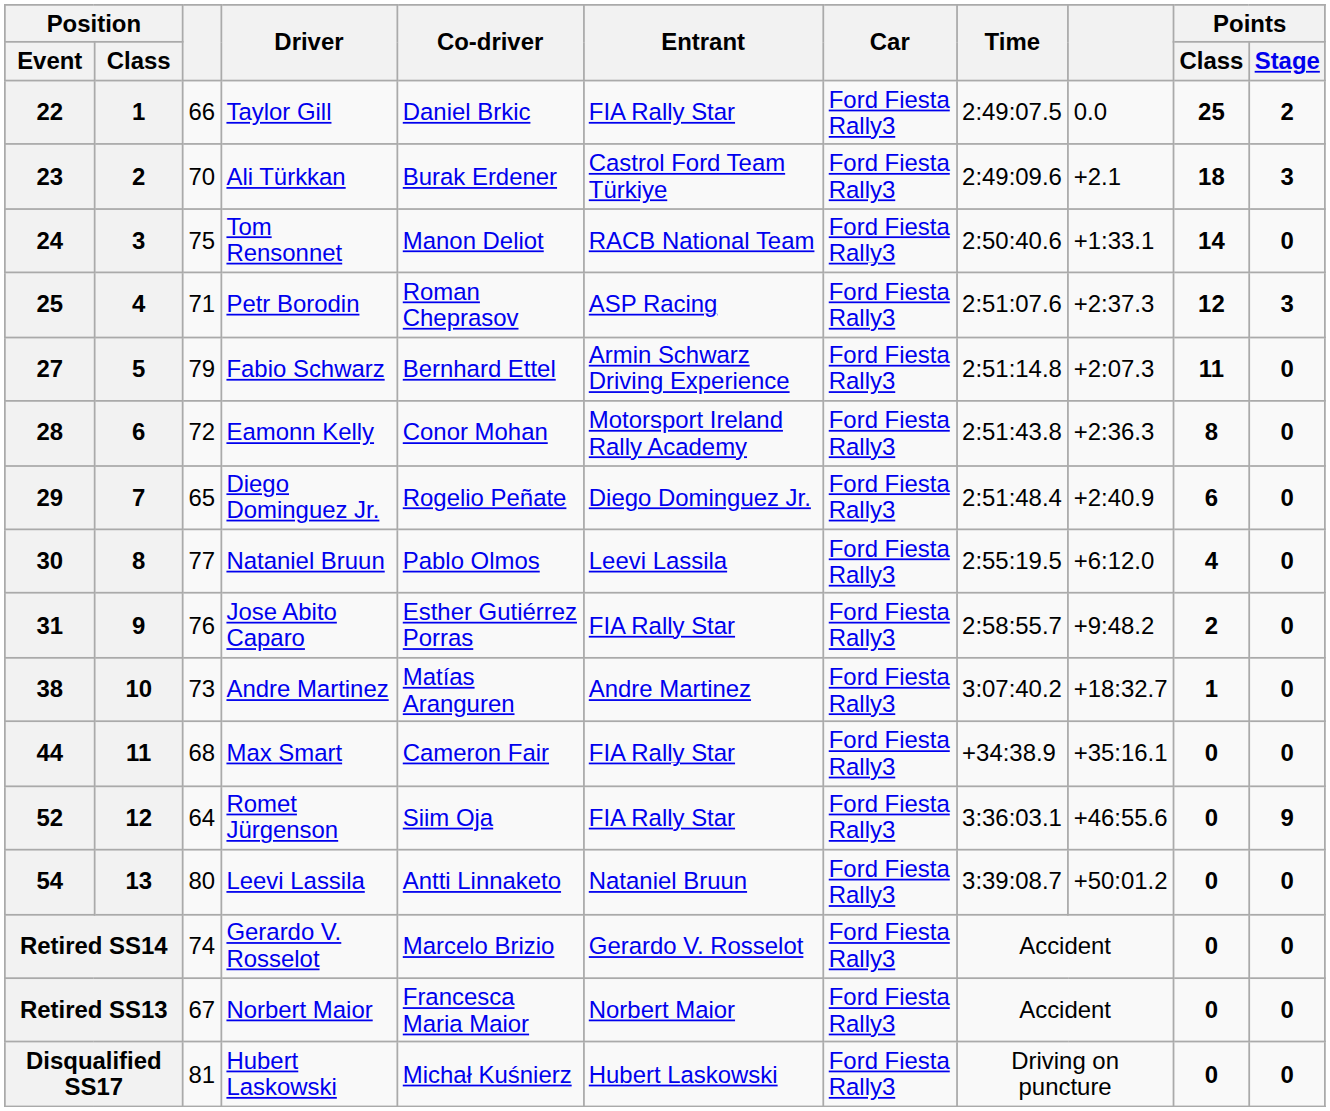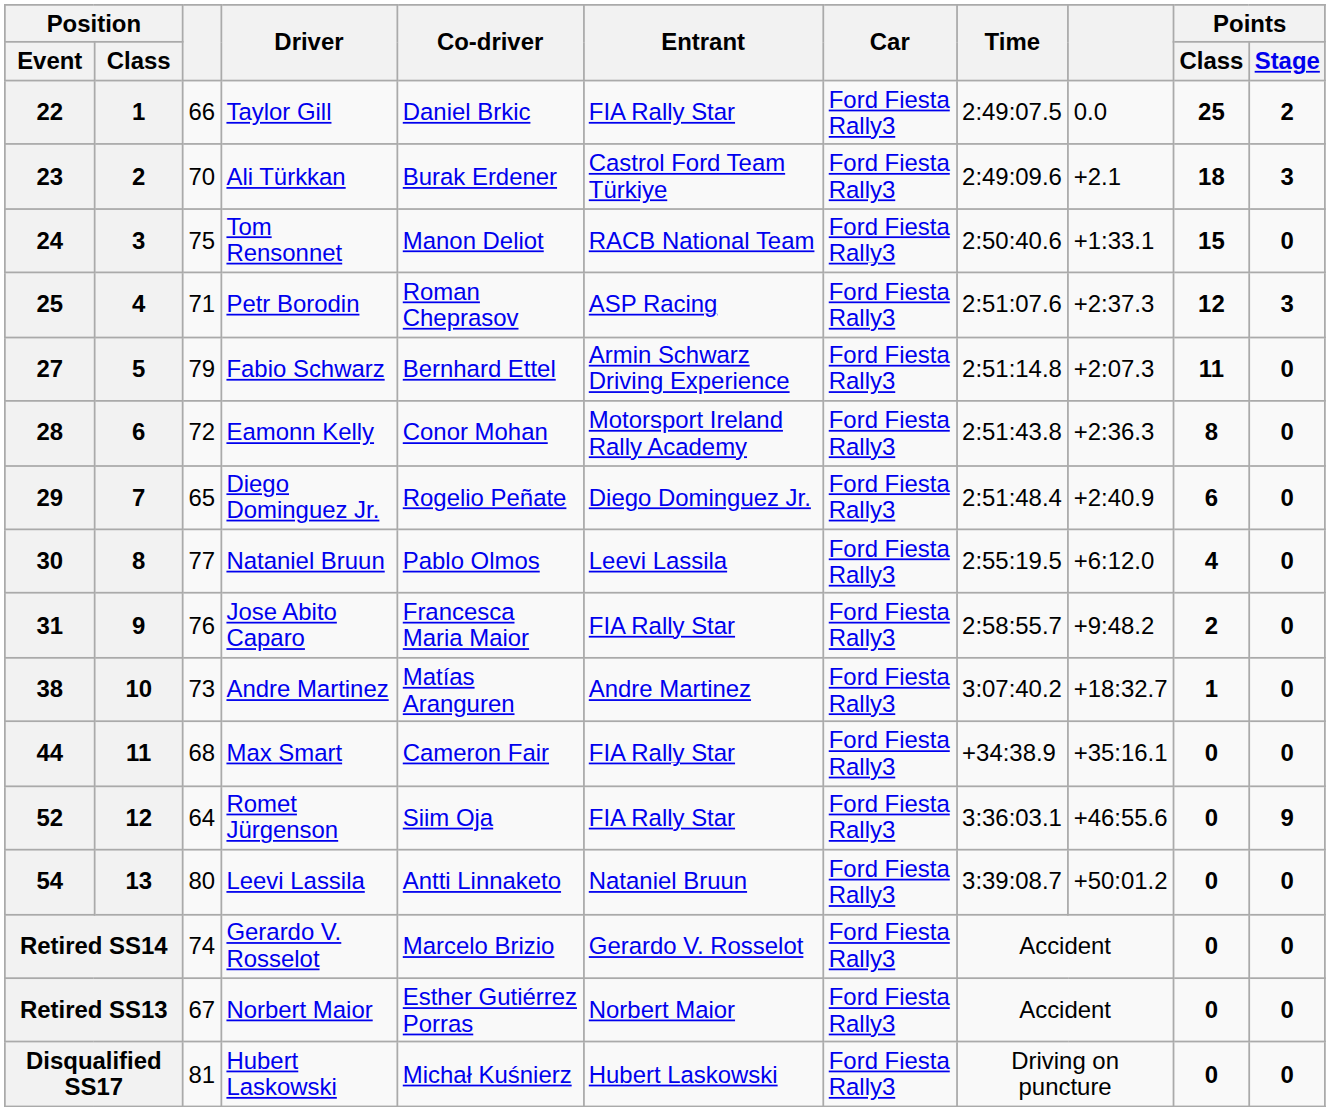(1211, 240) 14 -> (1211, 240) 15
(490, 625) Esther Gutiérrez Porras -> (466, 625) Francesca Maria Maior
(466, 1010) Francesca Maria Maior -> (490, 1010) Esther Gutiérrez Porras
